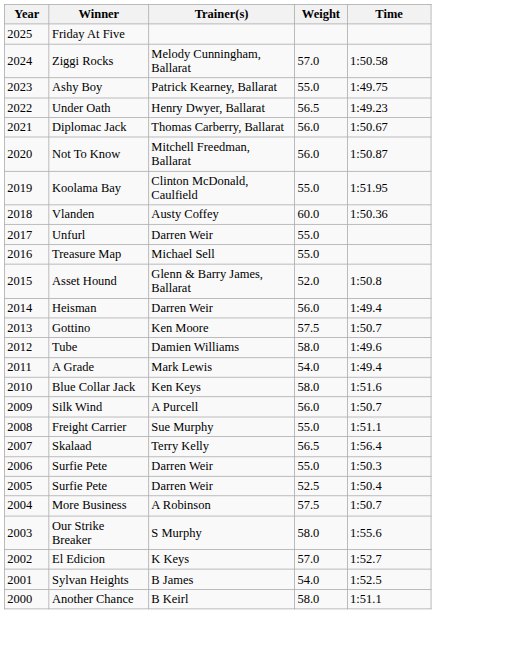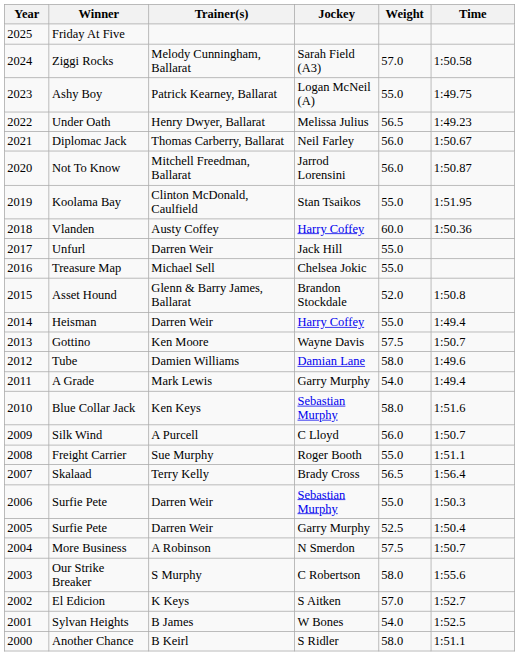+ column: (337, 14)
(308, 308) 56.0 -> (392, 322) 55.0
